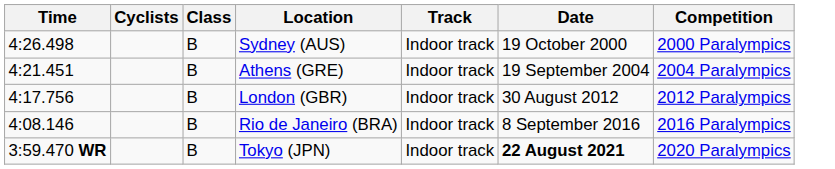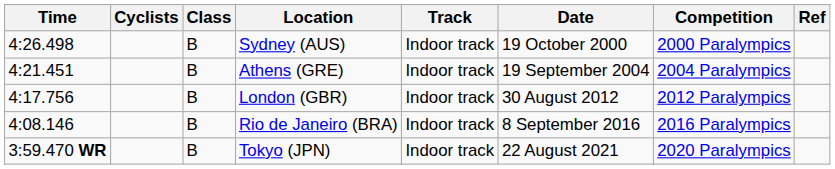+ column: (812, 17)
(563, 151) bold -> (560, 151) normal
